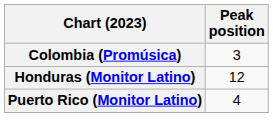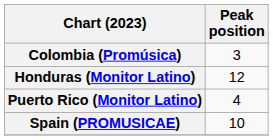+ row: (105, 123)
